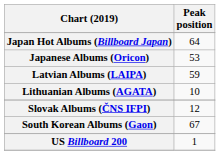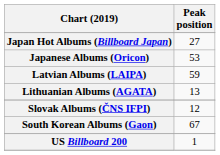(194, 41) 64 -> (194, 41) 27
(194, 91) 10 -> (194, 91) 13
